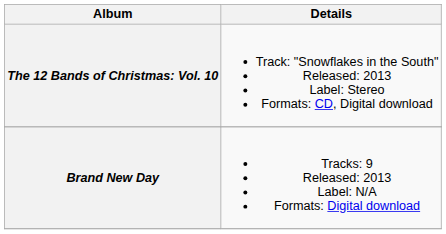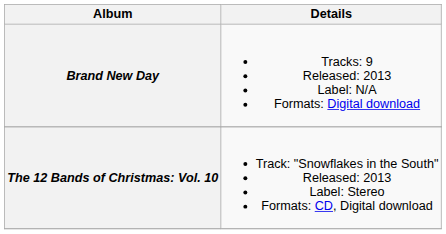rows swapped: (113, 177) <-> (113, 75)
